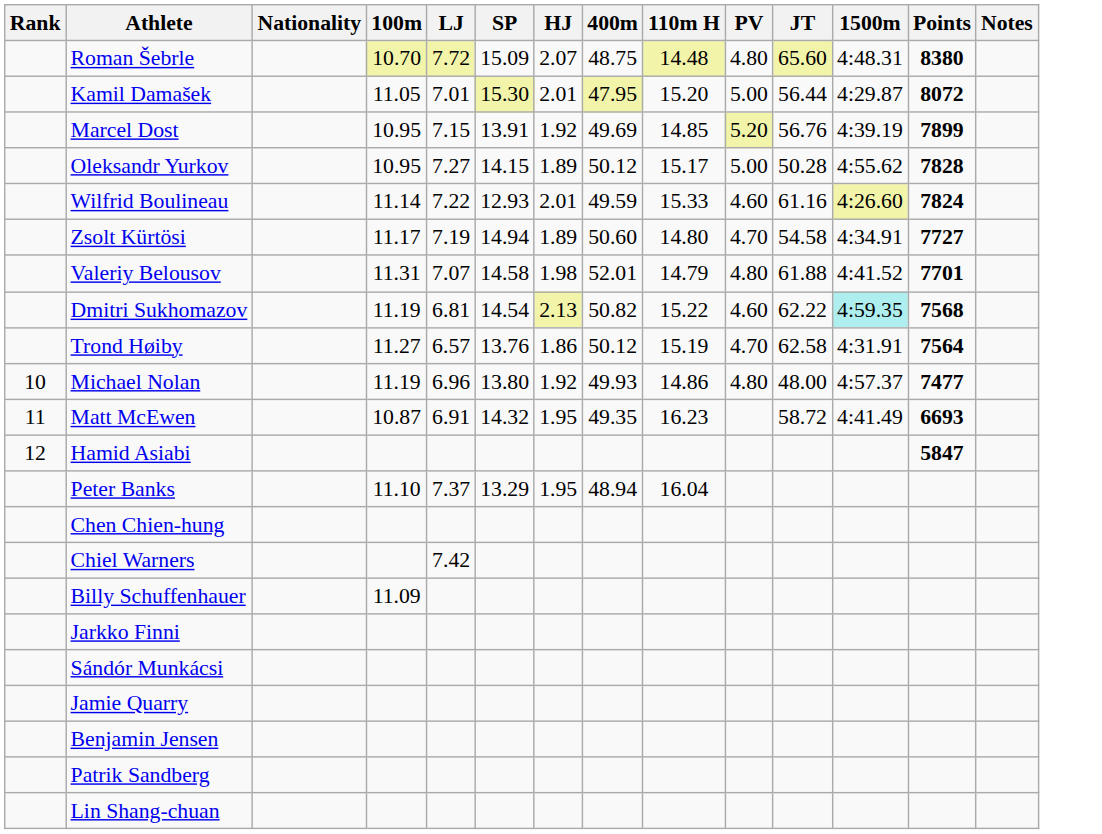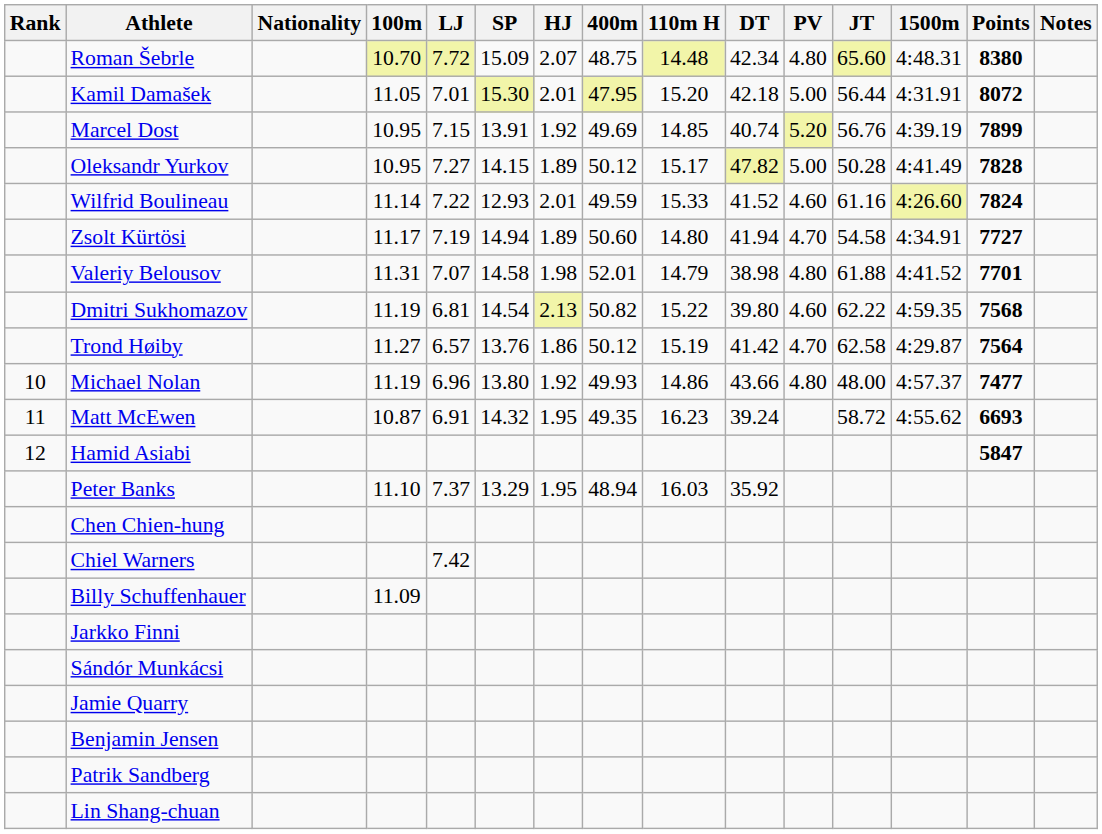+ column: (754, 22)
(870, 94) 4:29.87 -> (929, 94) 4:31.91
(870, 165) 4:55.62 -> (929, 165) 4:41.49
(870, 309) paleturquoise background -> (929, 309) no background
(870, 345) 4:31.91 -> (929, 345) 4:29.87
(870, 416) 4:41.49 -> (929, 416) 4:55.62
(684, 488) 16.04 -> (684, 488) 16.03
